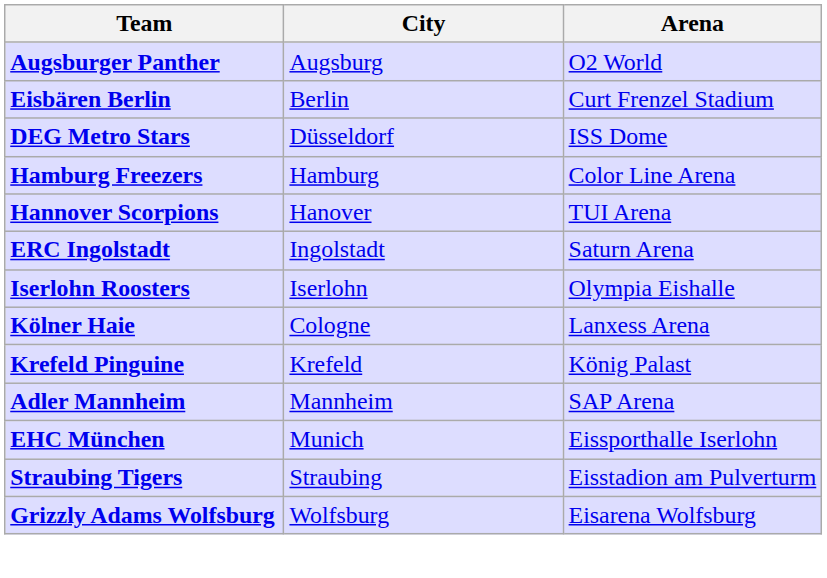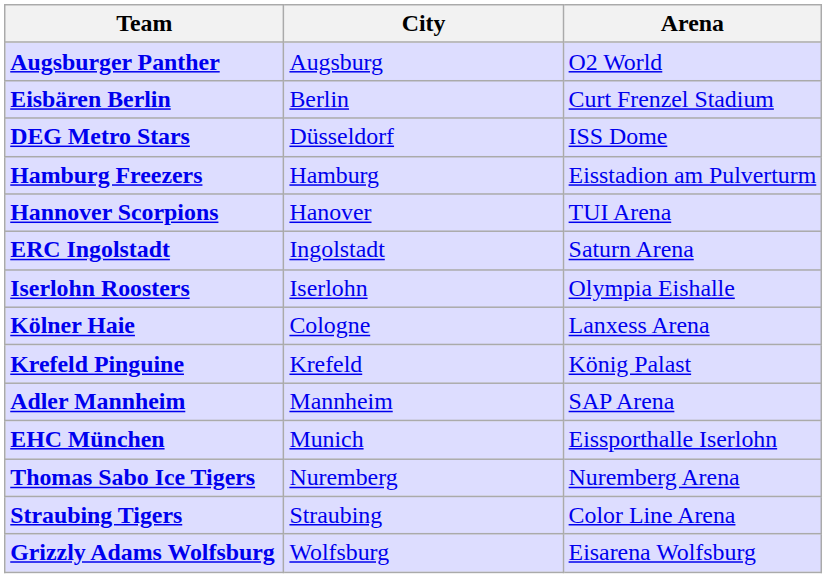(652, 174) Color Line Arena -> (692, 174) Eisstadion am Pulverturm
+ row: (133, 477)
(692, 477) Eisstadion am Pulverturm -> (652, 514) Color Line Arena
